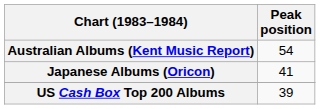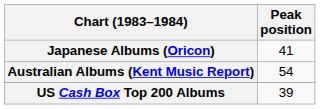rows swapped: (131, 51) <-> (131, 72)
